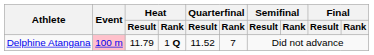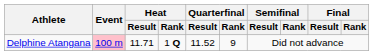(142, 43) 11.79 -> (142, 43) 11.71
(233, 43) 7 -> (233, 43) 9
